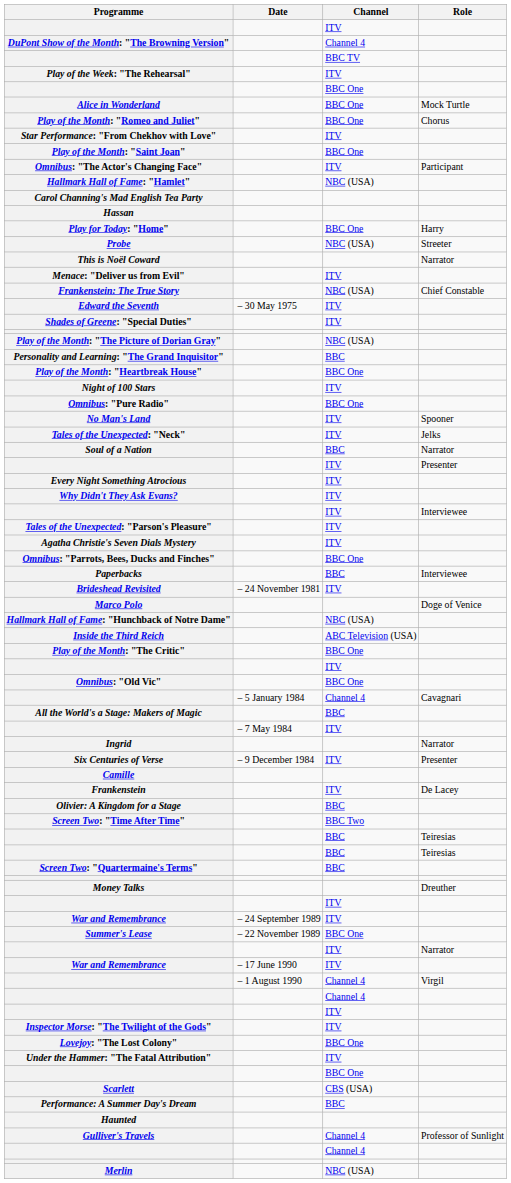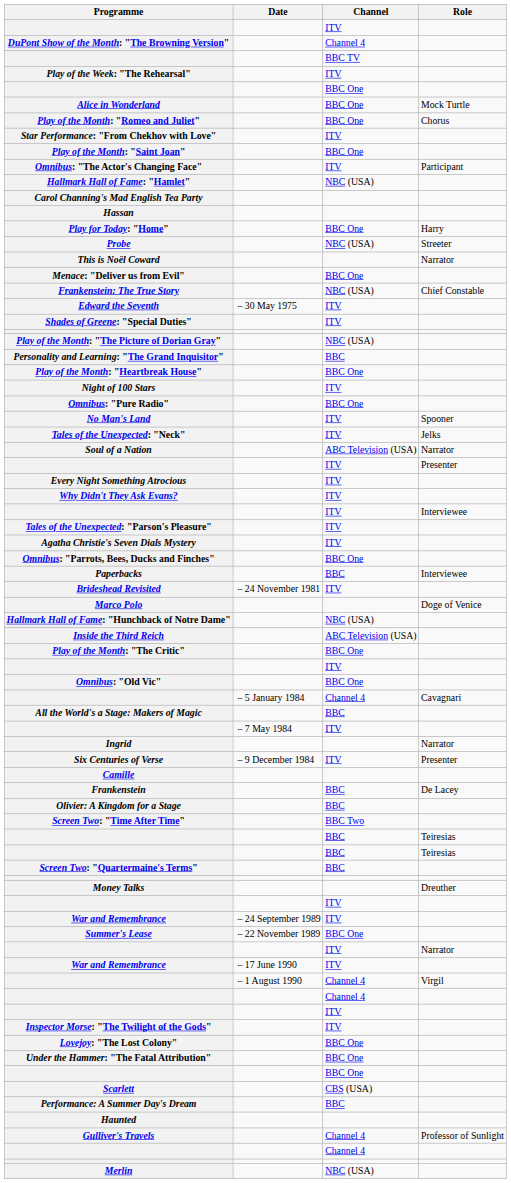(333, 275) ITV -> (344, 275) BBC One
(335, 450) BBC -> (371, 450) ABC Television (USA)
(333, 790) ITV -> (335, 790) BBC
(333, 1058) ITV -> (344, 1058) BBC One
